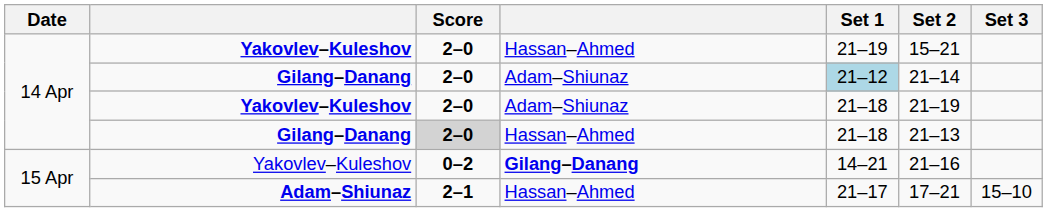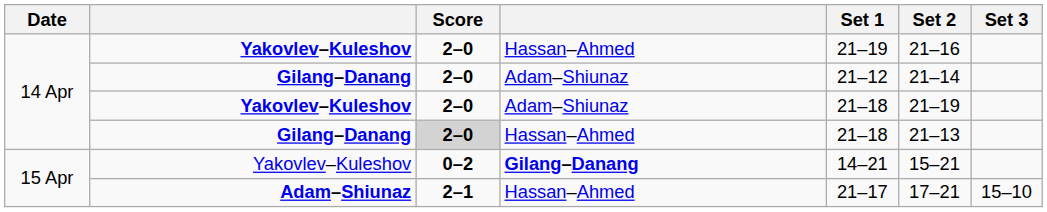(934, 48) 15–21 -> (934, 48) 21–16
(862, 77) lightblue background -> (862, 77) no background
(934, 164) 21–16 -> (934, 164) 15–21
